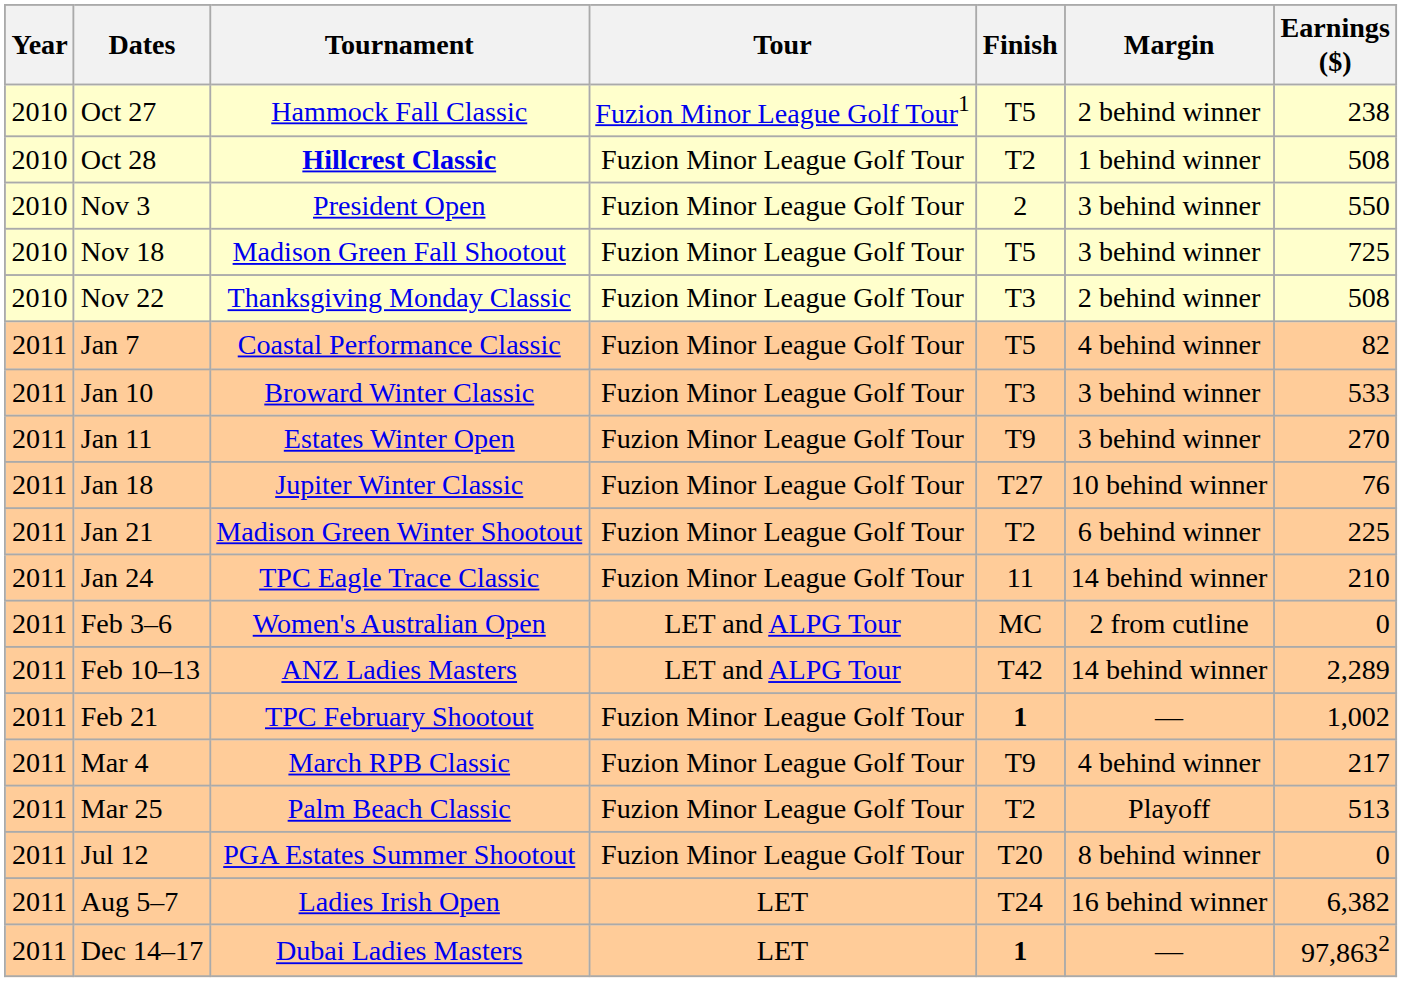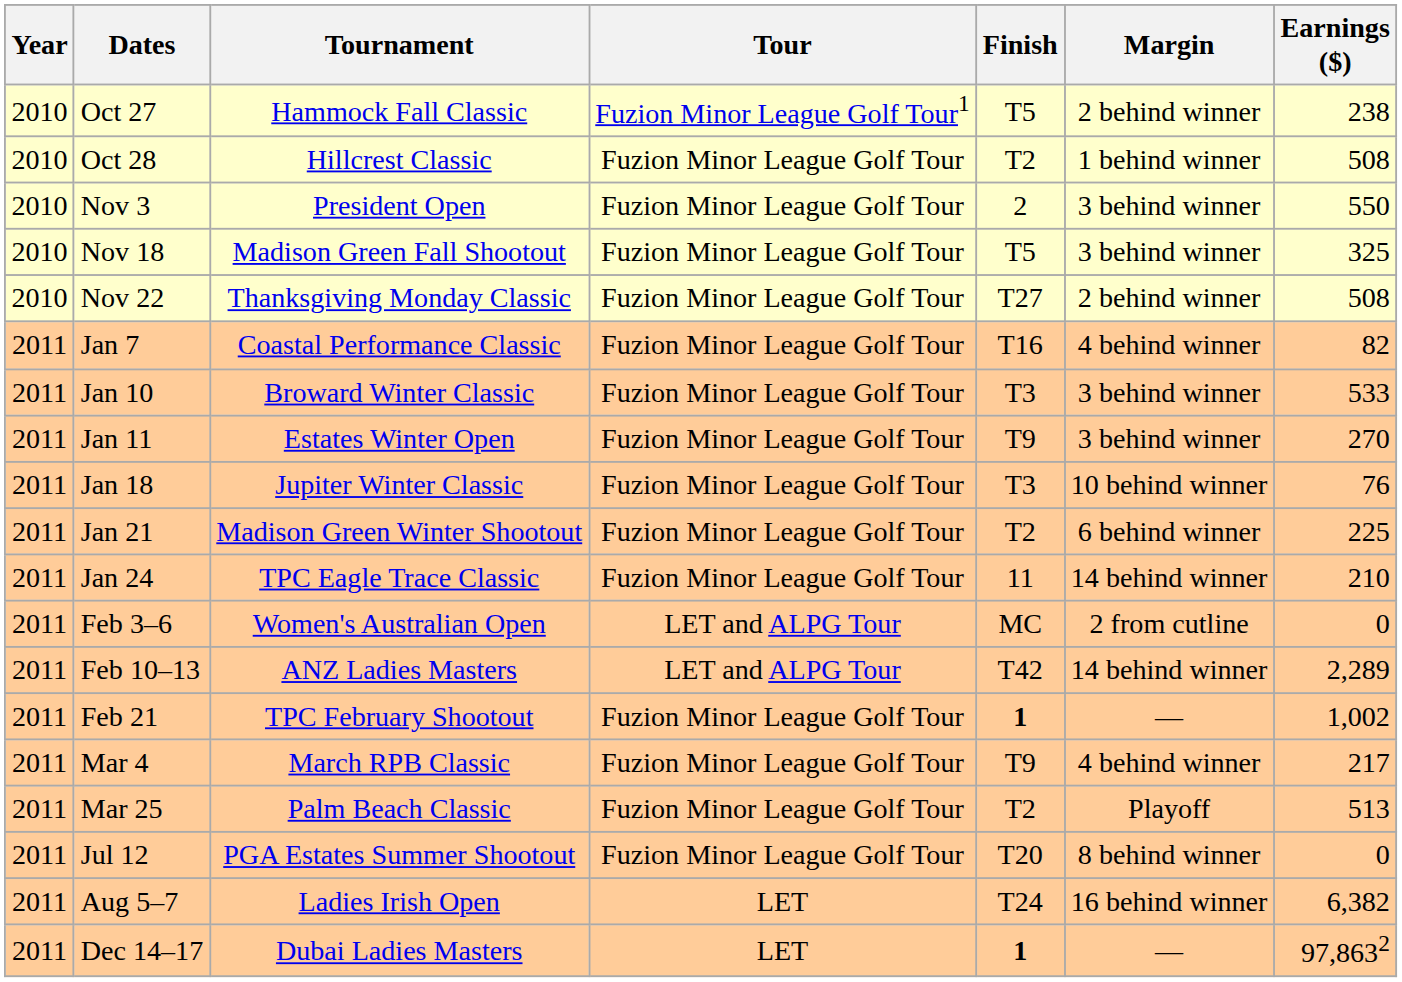(399, 159) bold -> (399, 159) normal
(1369, 252) 725 -> (1369, 252) 325
(1020, 298) T3 -> (1020, 298) T27
(1020, 345) T5 -> (1020, 345) T16
(1020, 484) T27 -> (1020, 484) T3
